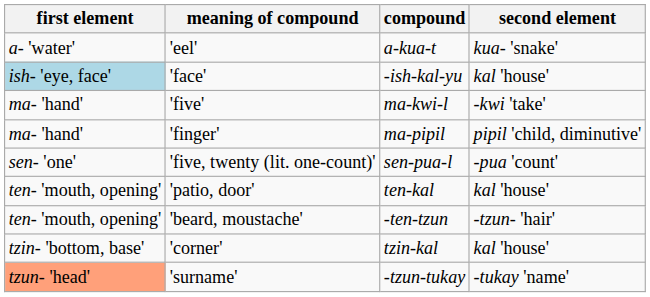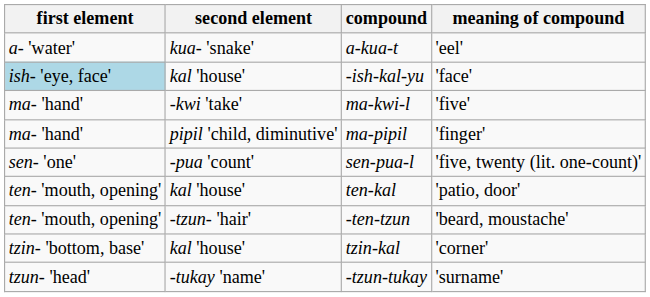columns swapped: (557, 18) <-> (273, 18)
(49, 276) lightsalmon background -> (49, 276) no background
